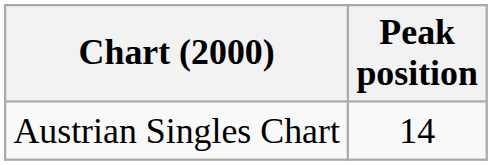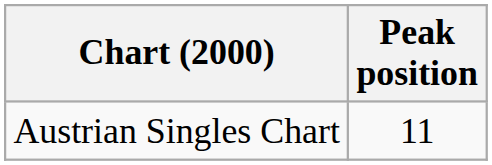(417, 130) 14 -> (417, 130) 11
